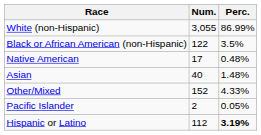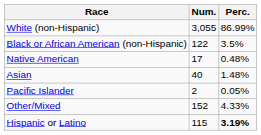rows swapped: (40, 106) <-> (34, 91)
(199, 122) 112 -> (199, 122) 115
